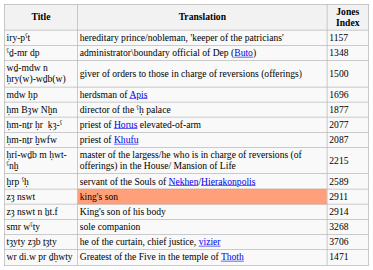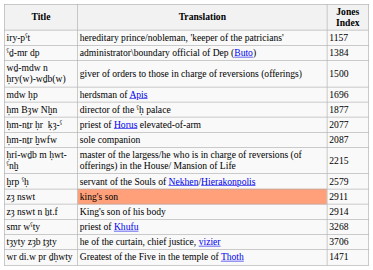(339, 53) 1348 -> (339, 53) 1384
(109, 140) priest of Khufu -> (110, 140) sole companion
(339, 181) 2589 -> (339, 181) 2579
(110, 227) sole companion -> (109, 227) priest of Khufu
